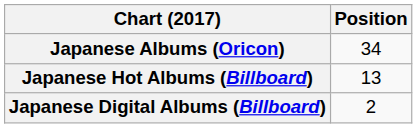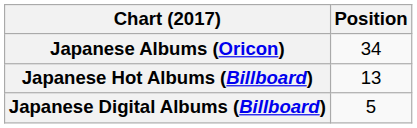(371, 107) 2 -> (371, 107) 5
